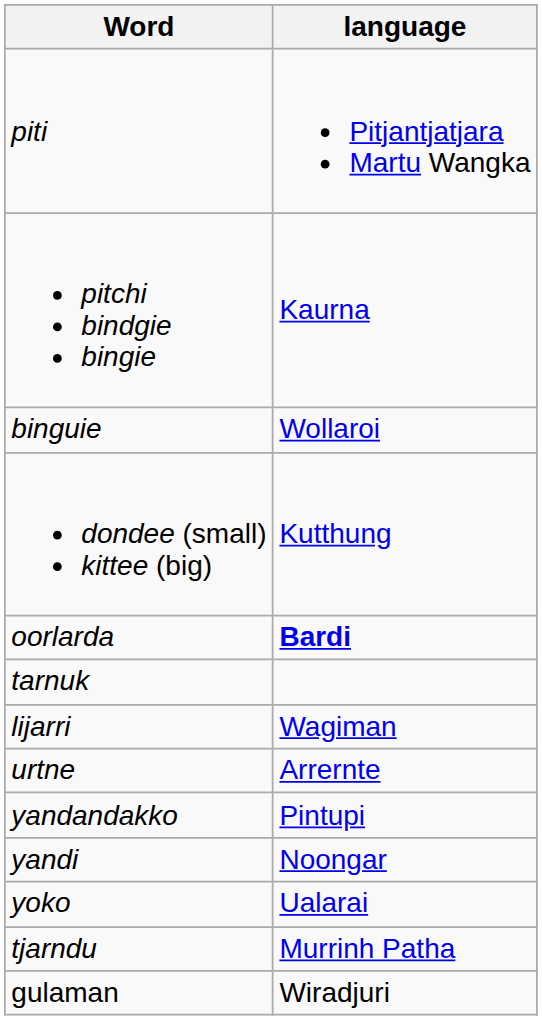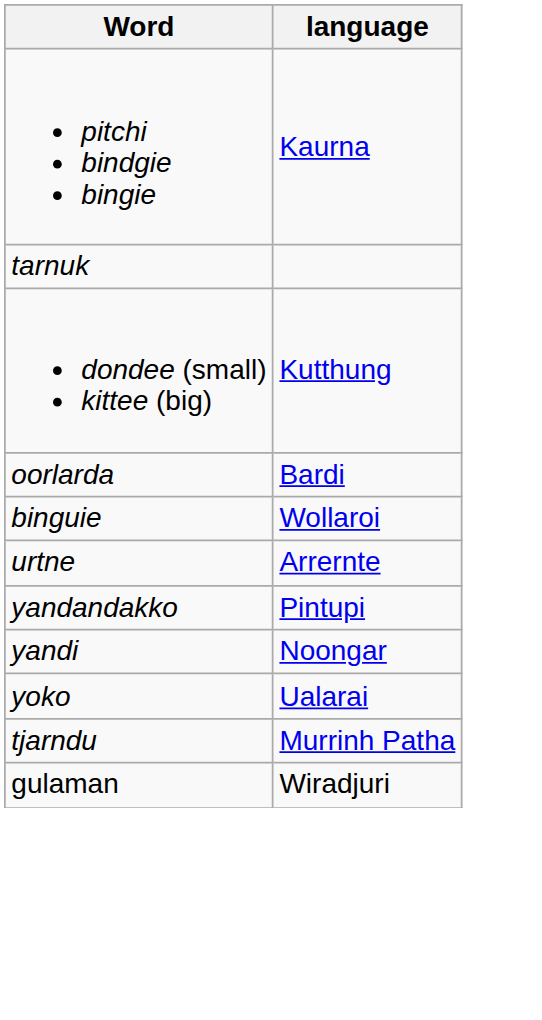- row: (29, 130)
rows swapped: (56, 429) <-> (50, 681)
(315, 637) bold -> (312, 473) normal
- row: (41, 726)
